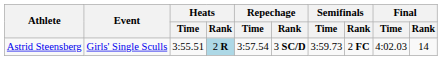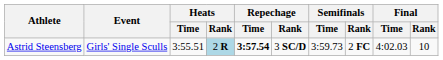(253, 47) normal -> (253, 47) bold
(423, 47) 14 -> (424, 47) 10
